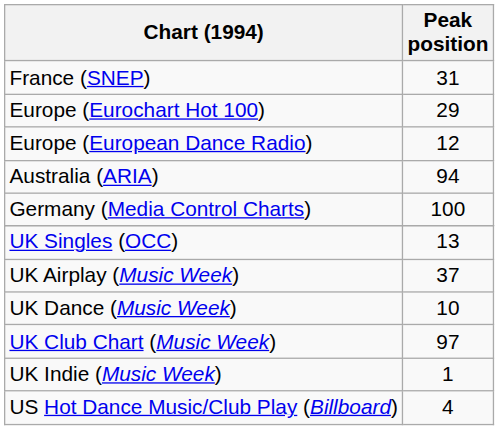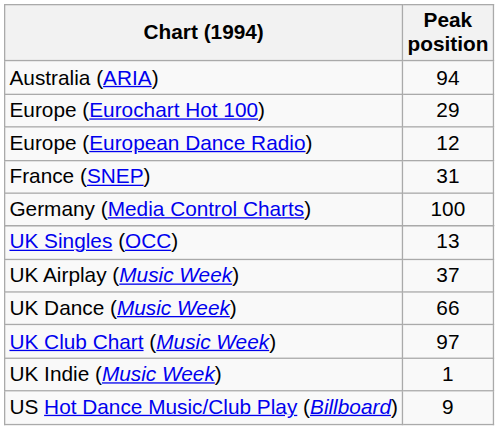rows swapped: (84, 176) <-> (80, 77)
(448, 308) 10 -> (448, 308) 66
(448, 407) 4 -> (448, 407) 9
